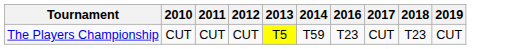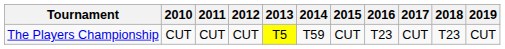+ column: (347, 15)
